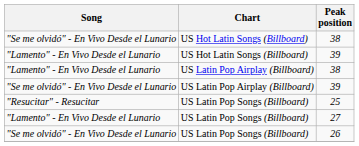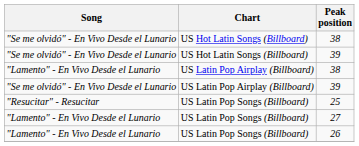(83, 54) "Lamento" - En Vivo Desde el Lunario -> (91, 54) "Se me olvidó" - En Vivo Desde el Lunario
(91, 133) "Se me olvidó" - En Vivo Desde el Lunario -> (83, 133) "Lamento" - En Vivo Desde el Lunario
